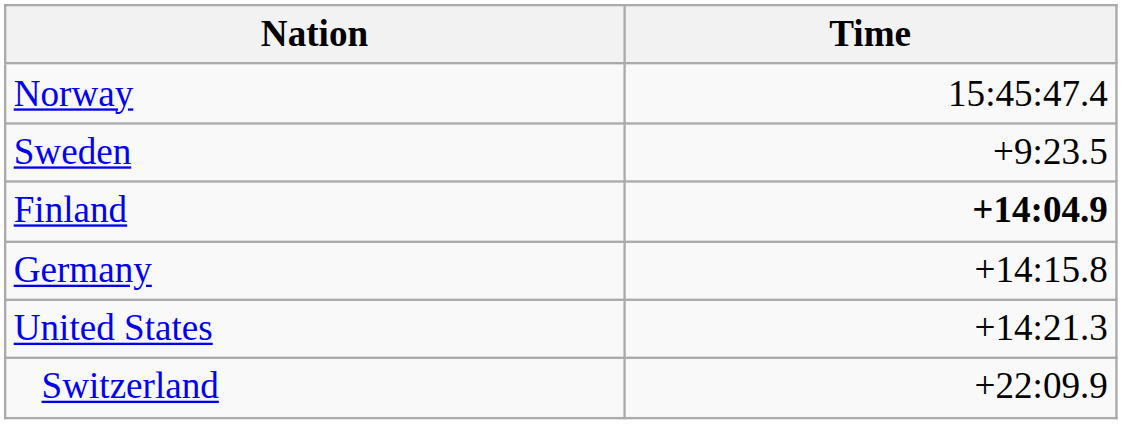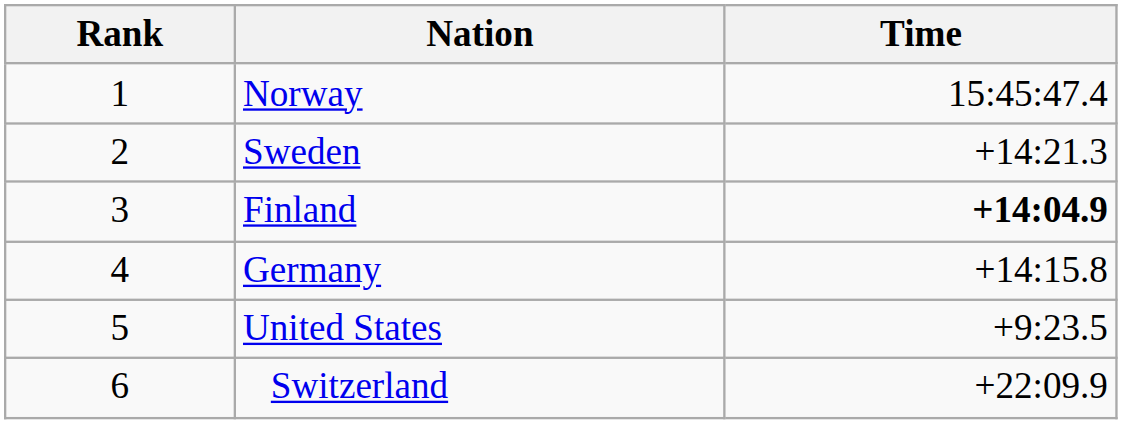+ column: (120, 33)
(1051, 151) +9:23.5 -> (1041, 151) +14:21.3
(1041, 328) +14:21.3 -> (1051, 328) +9:23.5
